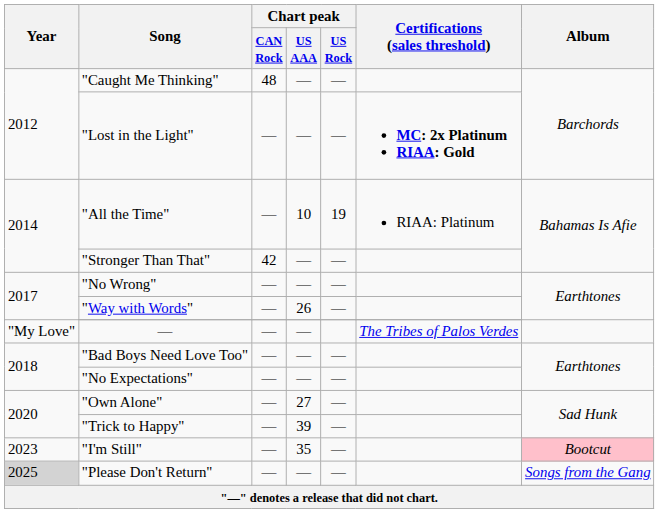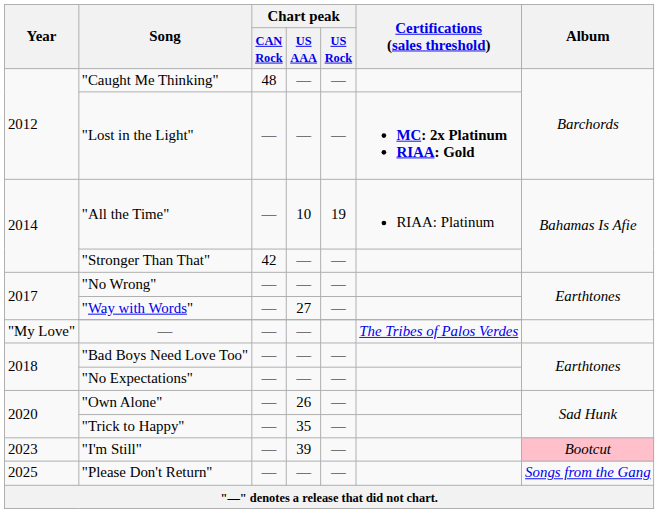(304, 307) 26 -> (304, 307) 27
(304, 402) 27 -> (304, 402) 26
(304, 425) 39 -> (304, 425) 35
(304, 449) 35 -> (304, 449) 39
(23, 473) lightgrey background -> (23, 473) no background
